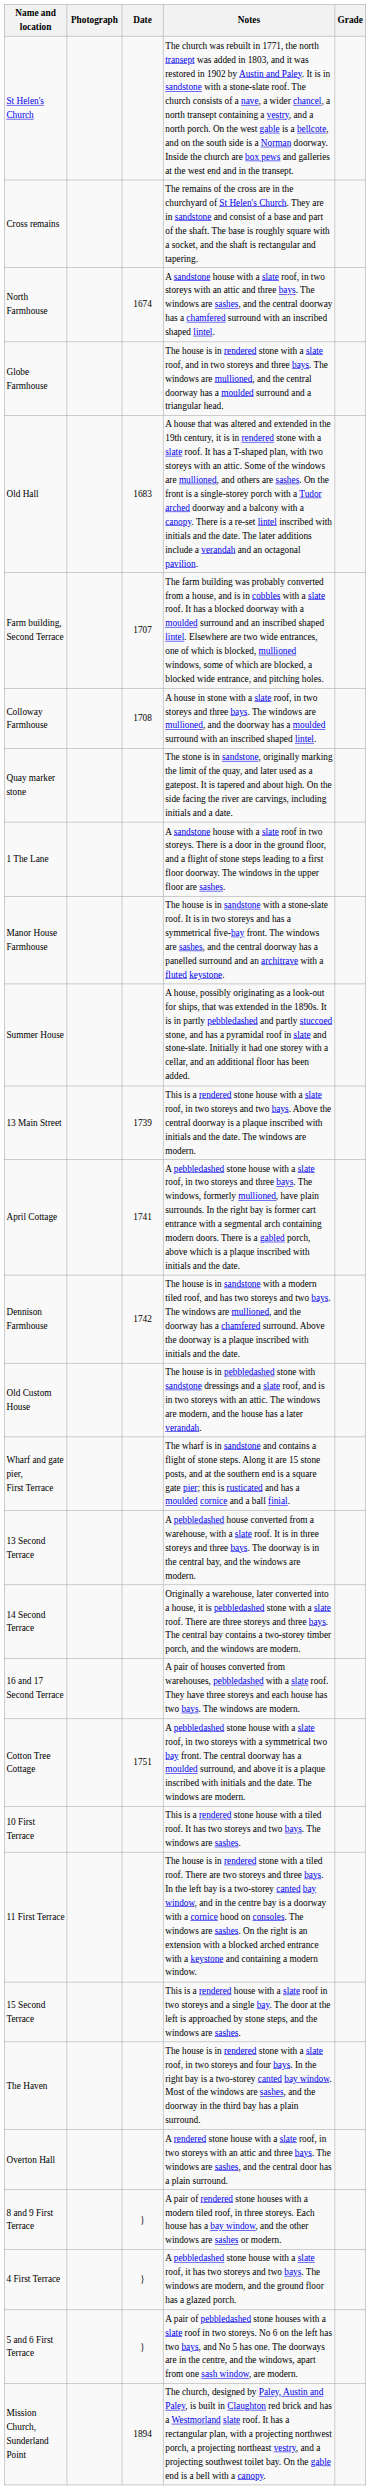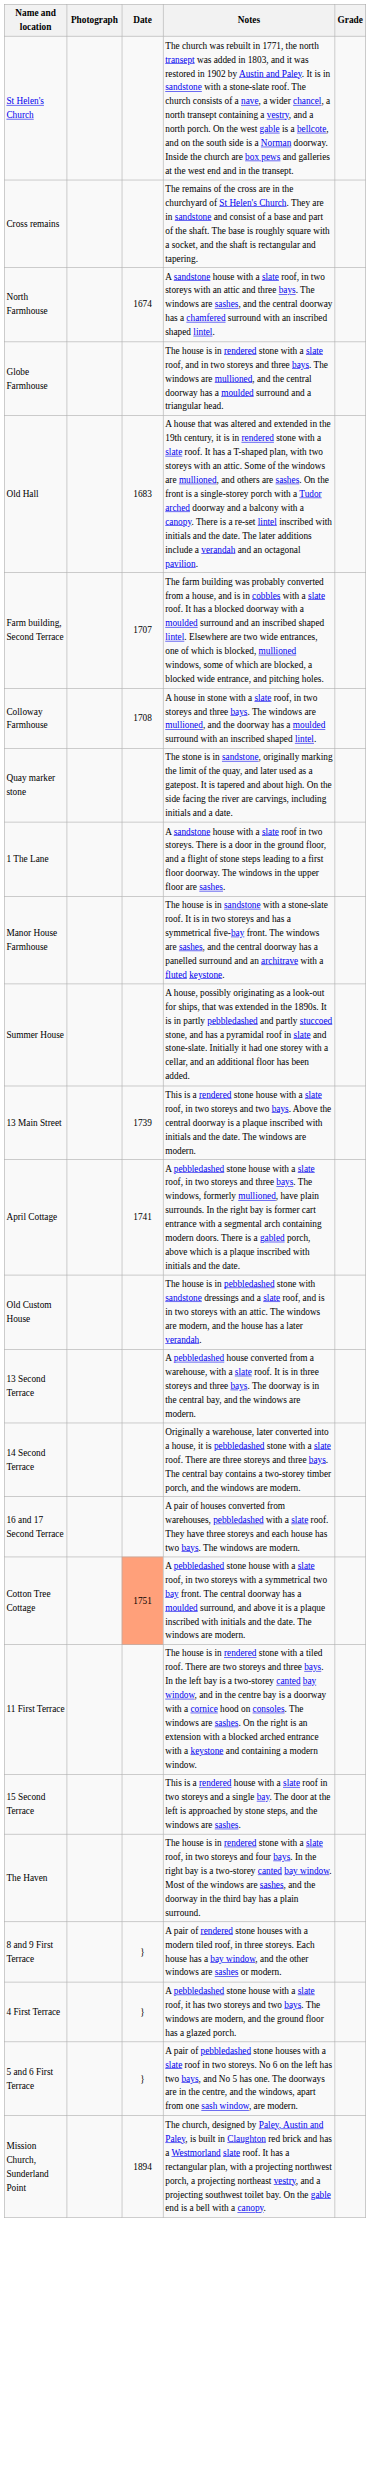- row: (27, 1319)
- row: (35, 1474)
(143, 1762) no background -> (143, 1600) lightsalmon background
- row: (21, 1829)
- row: (31, 2159)
